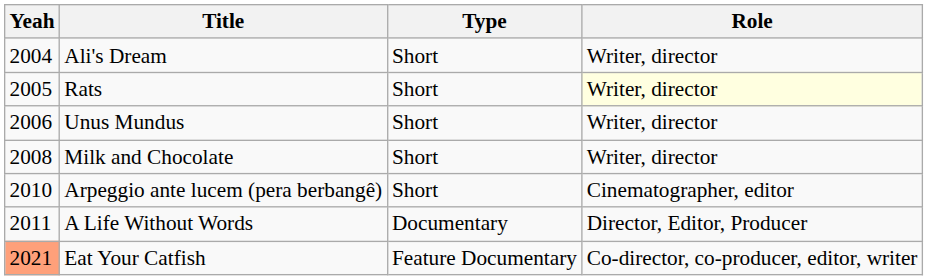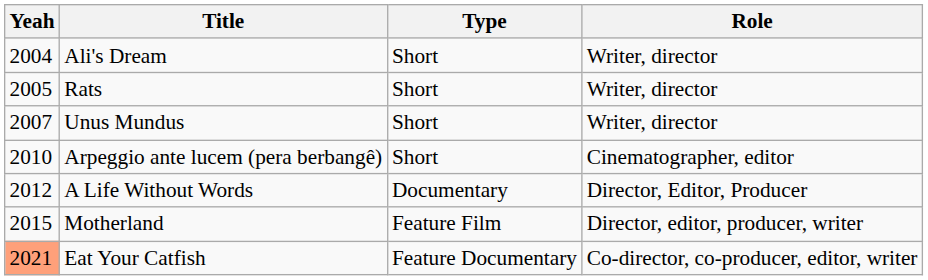(652, 88) lightyellow background -> (652, 88) no background
(31, 122) 2006 -> (31, 122) 2007
- row: (149, 156)
(30, 223) 2011 -> (31, 190) 2012
+ row: (114, 223)
